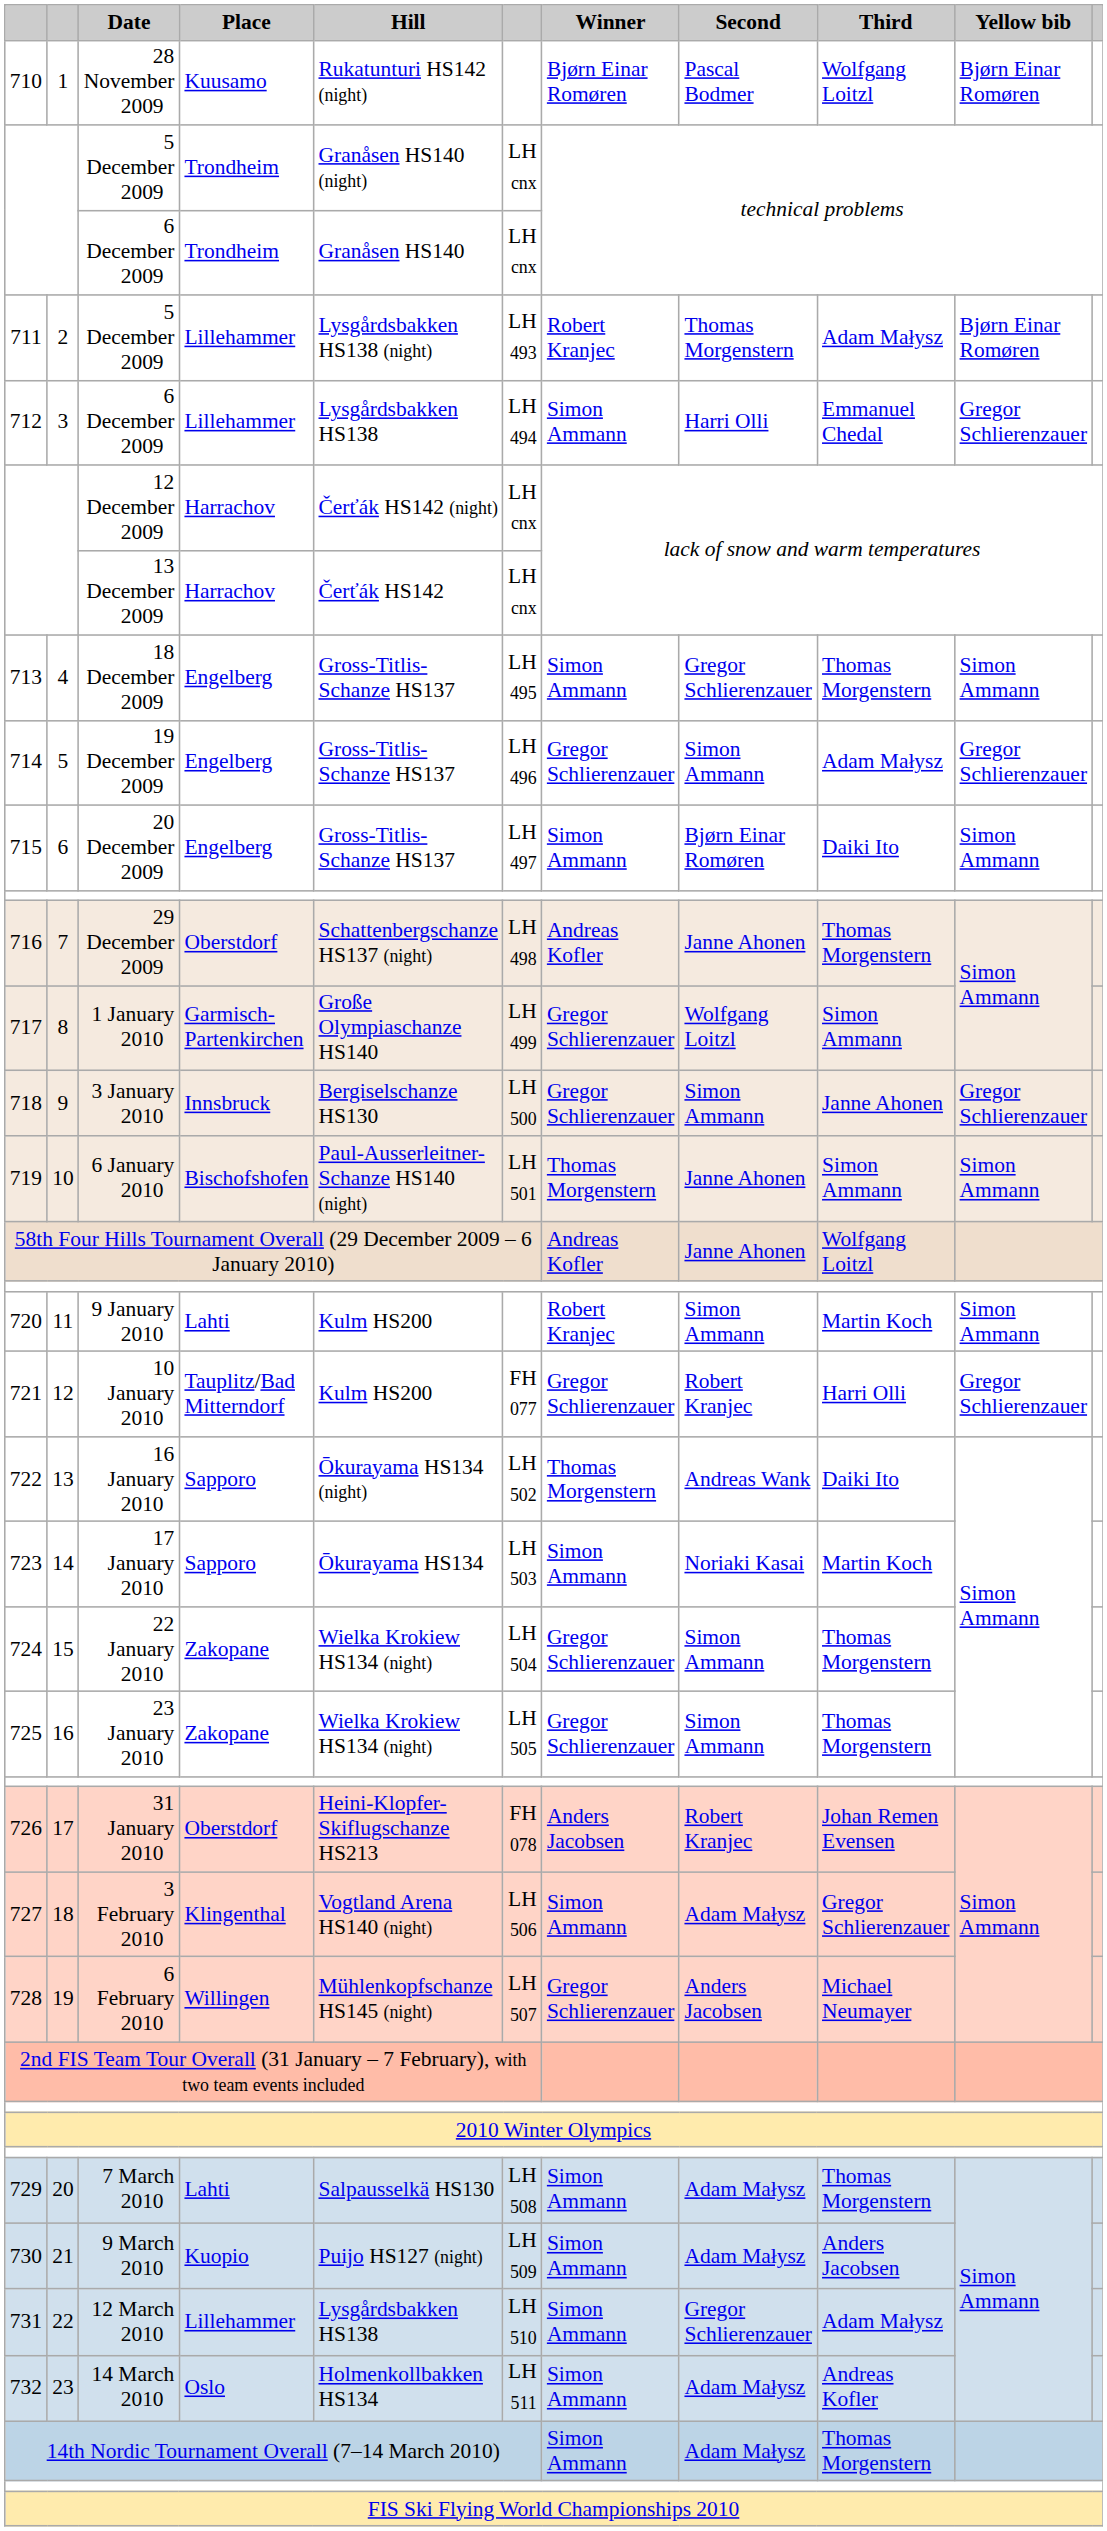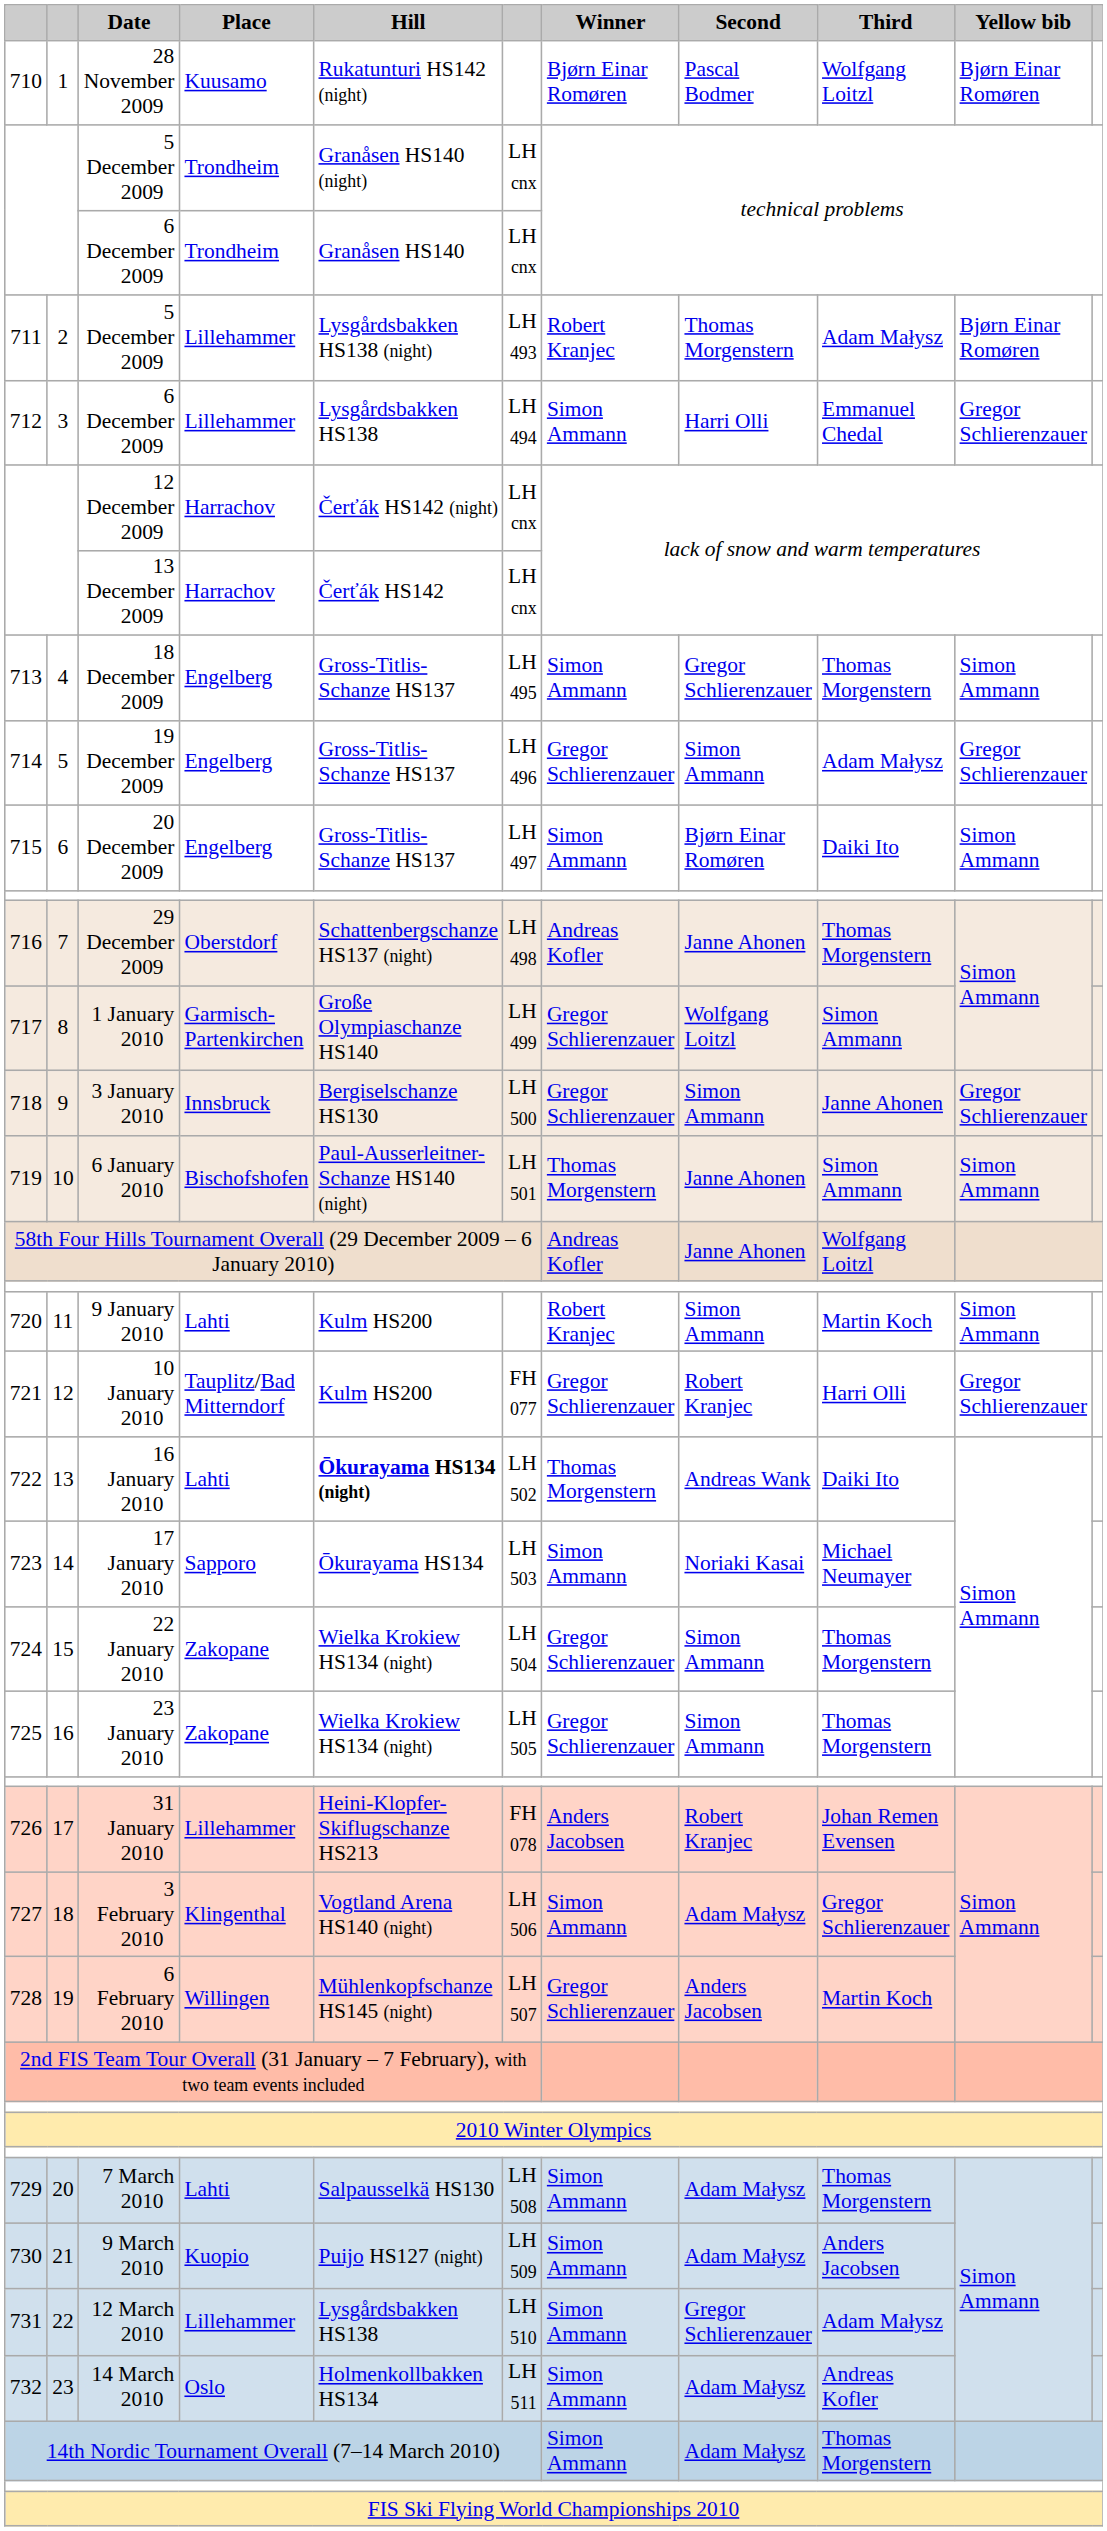(220, 1478) Sapporo -> (207, 1478) Lahti
(401, 1477) normal -> (407, 1478) bold
(877, 1563) Martin Koch -> (867, 1563) Michael Neumayer
(231, 1828) Oberstdorf -> (240, 1828) Lillehammer
(867, 1998) Michael Neumayer -> (877, 1998) Martin Koch
